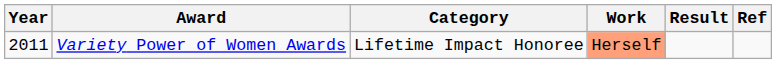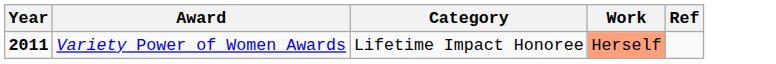- column: (699, 18)
(29, 45) normal -> (29, 45) bold
